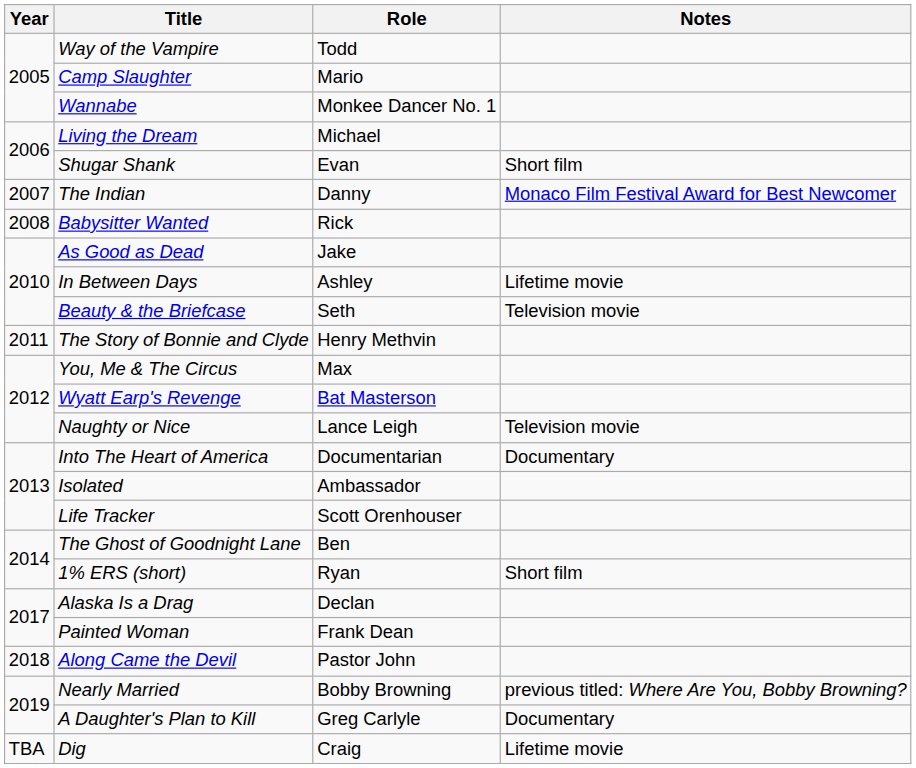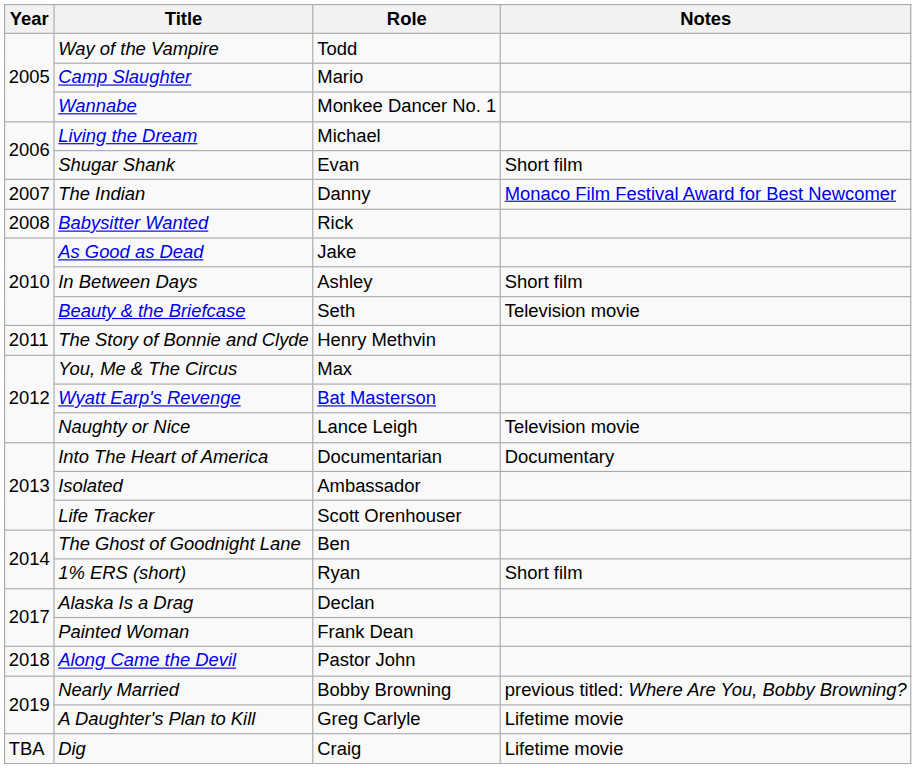(564, 281) Lifetime movie -> (544, 281) Short film
(559, 719) Documentary -> (564, 719) Lifetime movie
